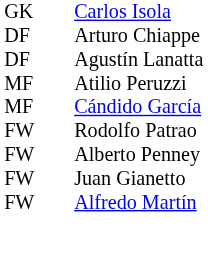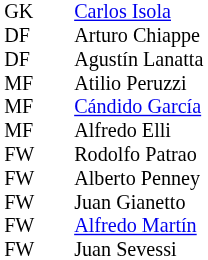+ row: (123, 130)
+ row: (125, 249)
